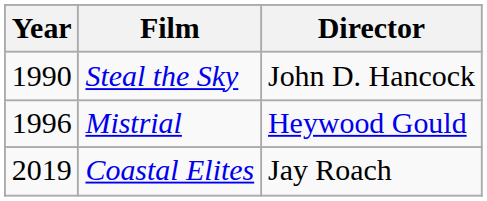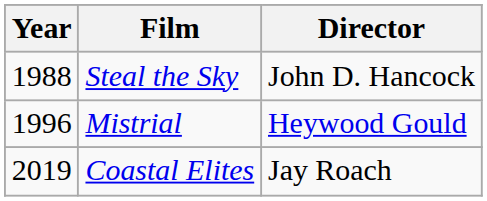(42, 75) 1990 -> (42, 75) 1988
